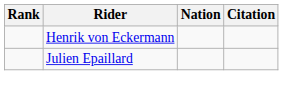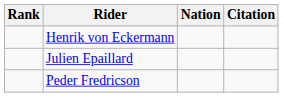+ row: (93, 80)
